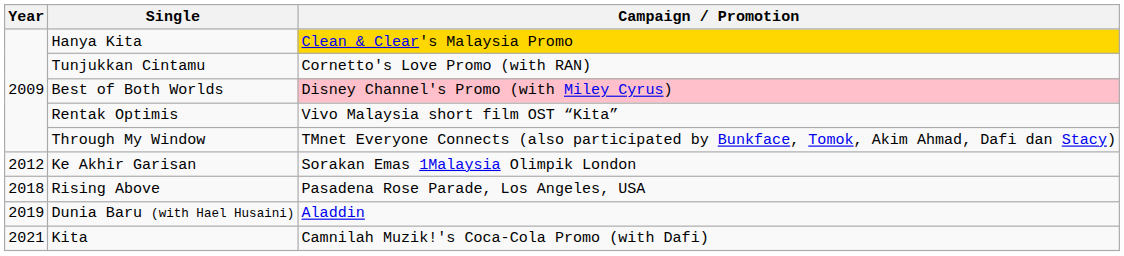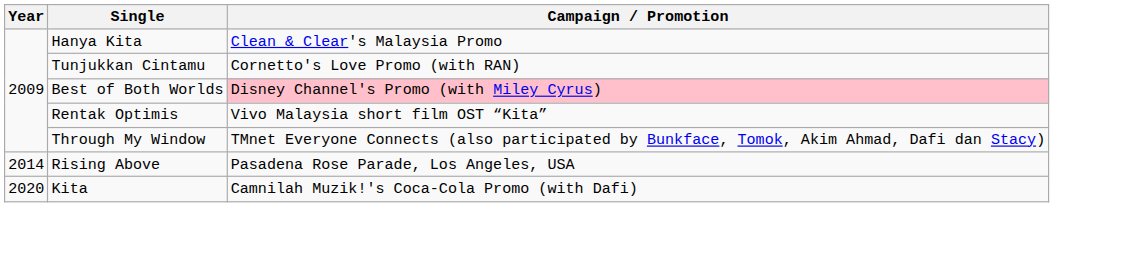(437, 41) gold background -> (366, 41) no background
- row: (124, 164)
(26, 189) 2018 -> (26, 164) 2014
- row: (173, 213)
(26, 238) 2021 -> (26, 189) 2020
